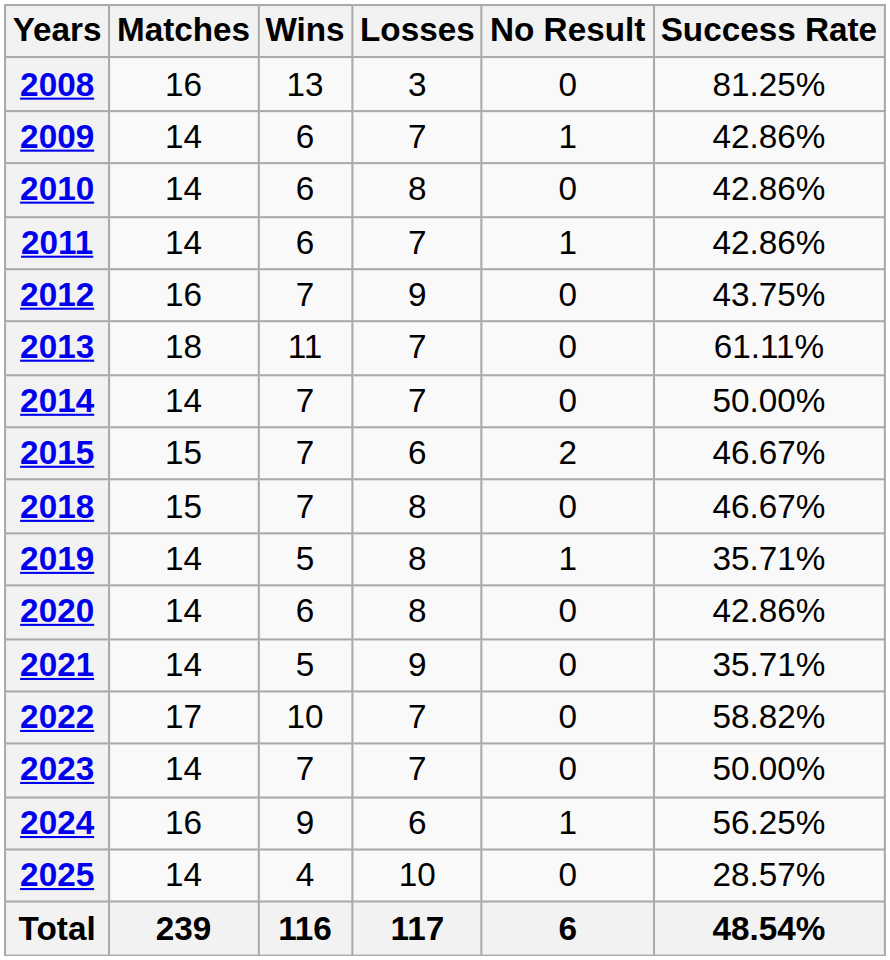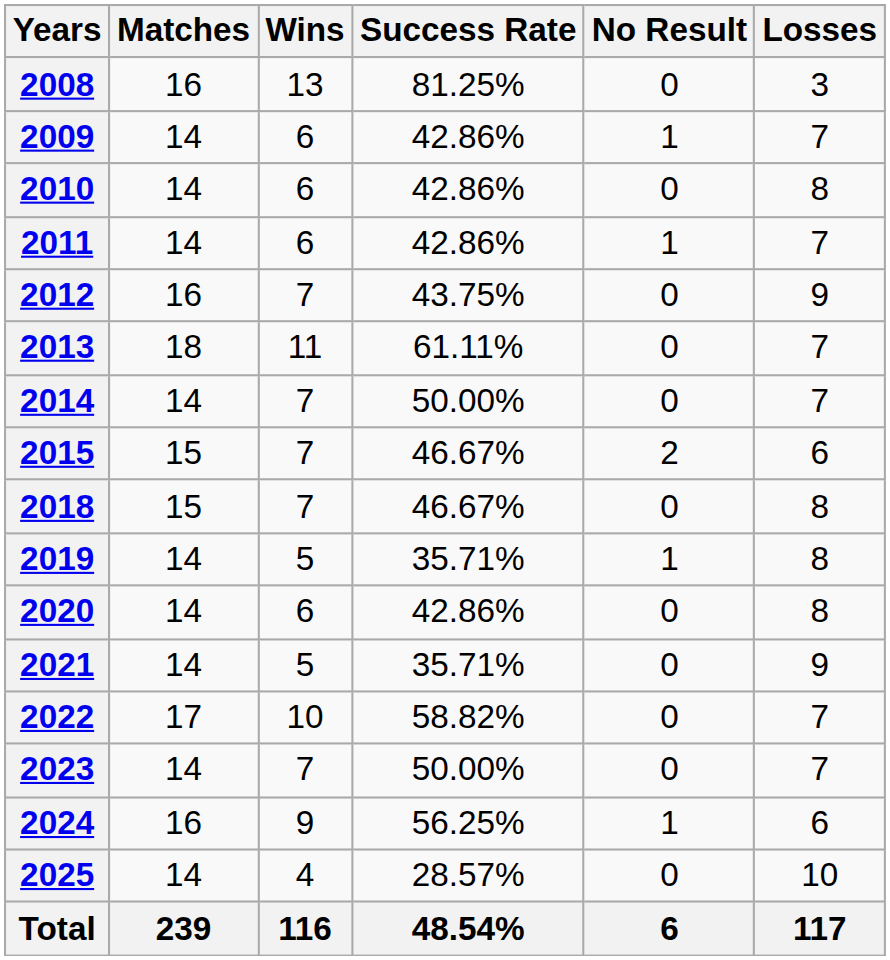columns swapped: (417, 30) <-> (769, 30)
